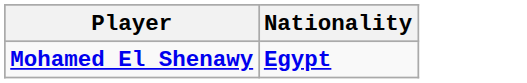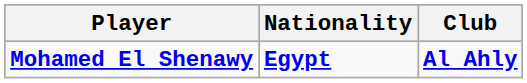+ column: (470, 23)
